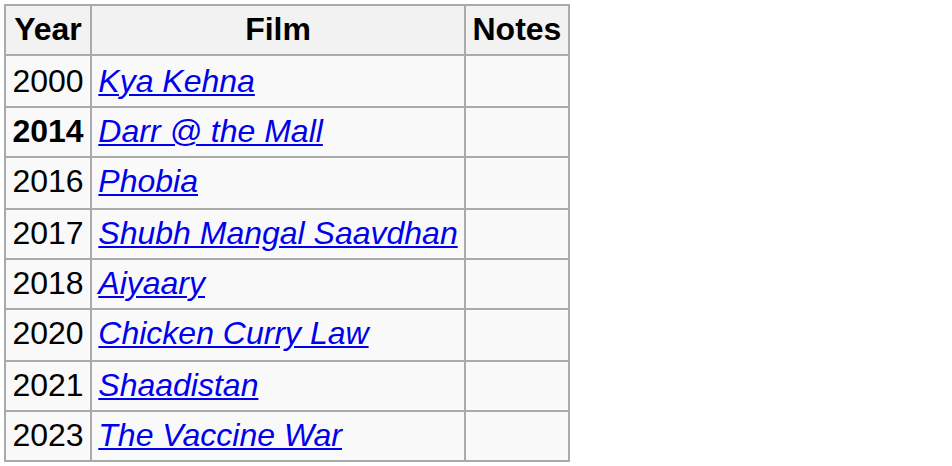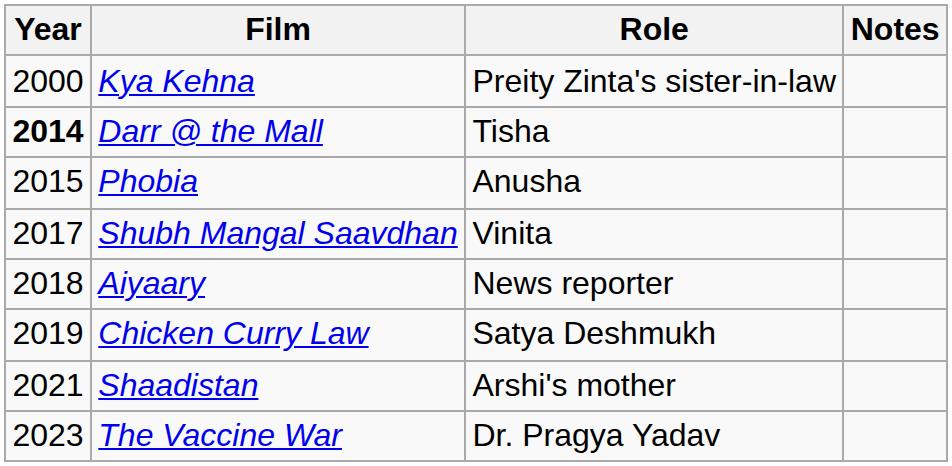+ column: (654, 29)
(48, 182) 2016 -> (48, 182) 2015
(48, 334) 2020 -> (48, 334) 2019
